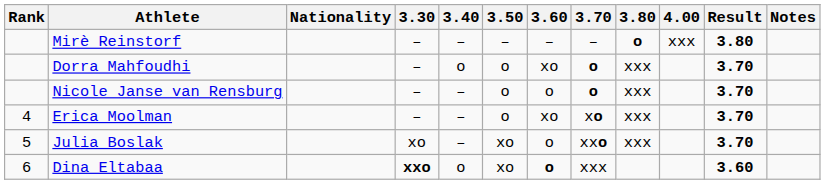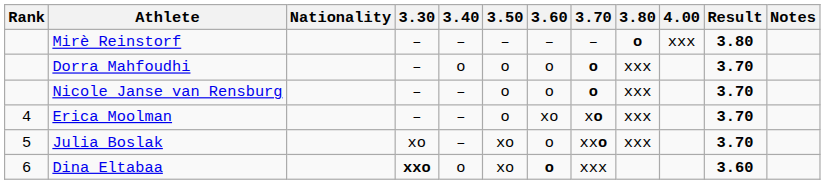(549, 67) xo -> (549, 67) o
